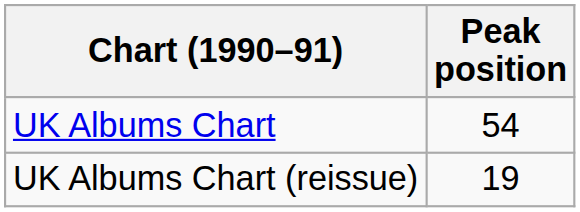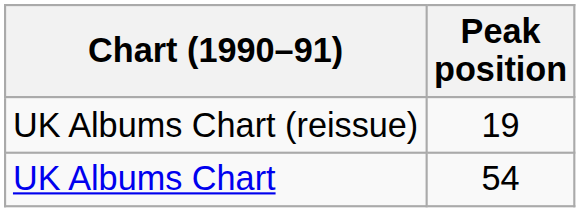rows swapped: (144, 124) <-> (216, 178)
